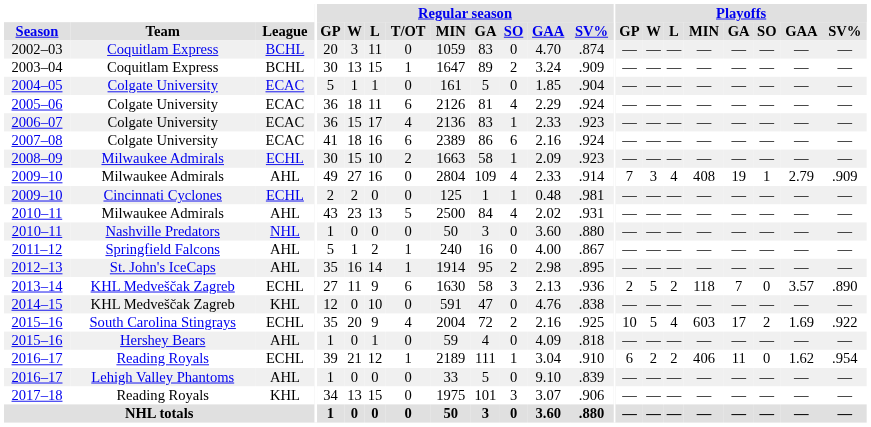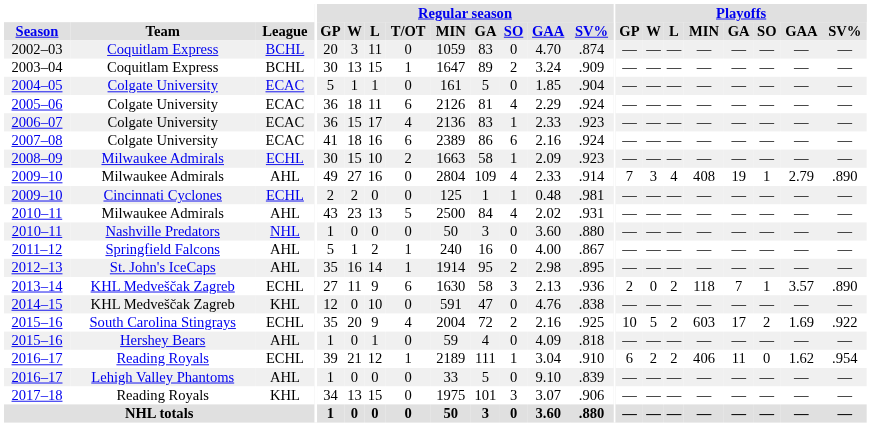(845, 176) .909 -> (845, 176) .890
(653, 286) 5 -> (653, 286) 0
(767, 286) 0 -> (767, 286) 1
(674, 322) 4 -> (674, 322) 2
